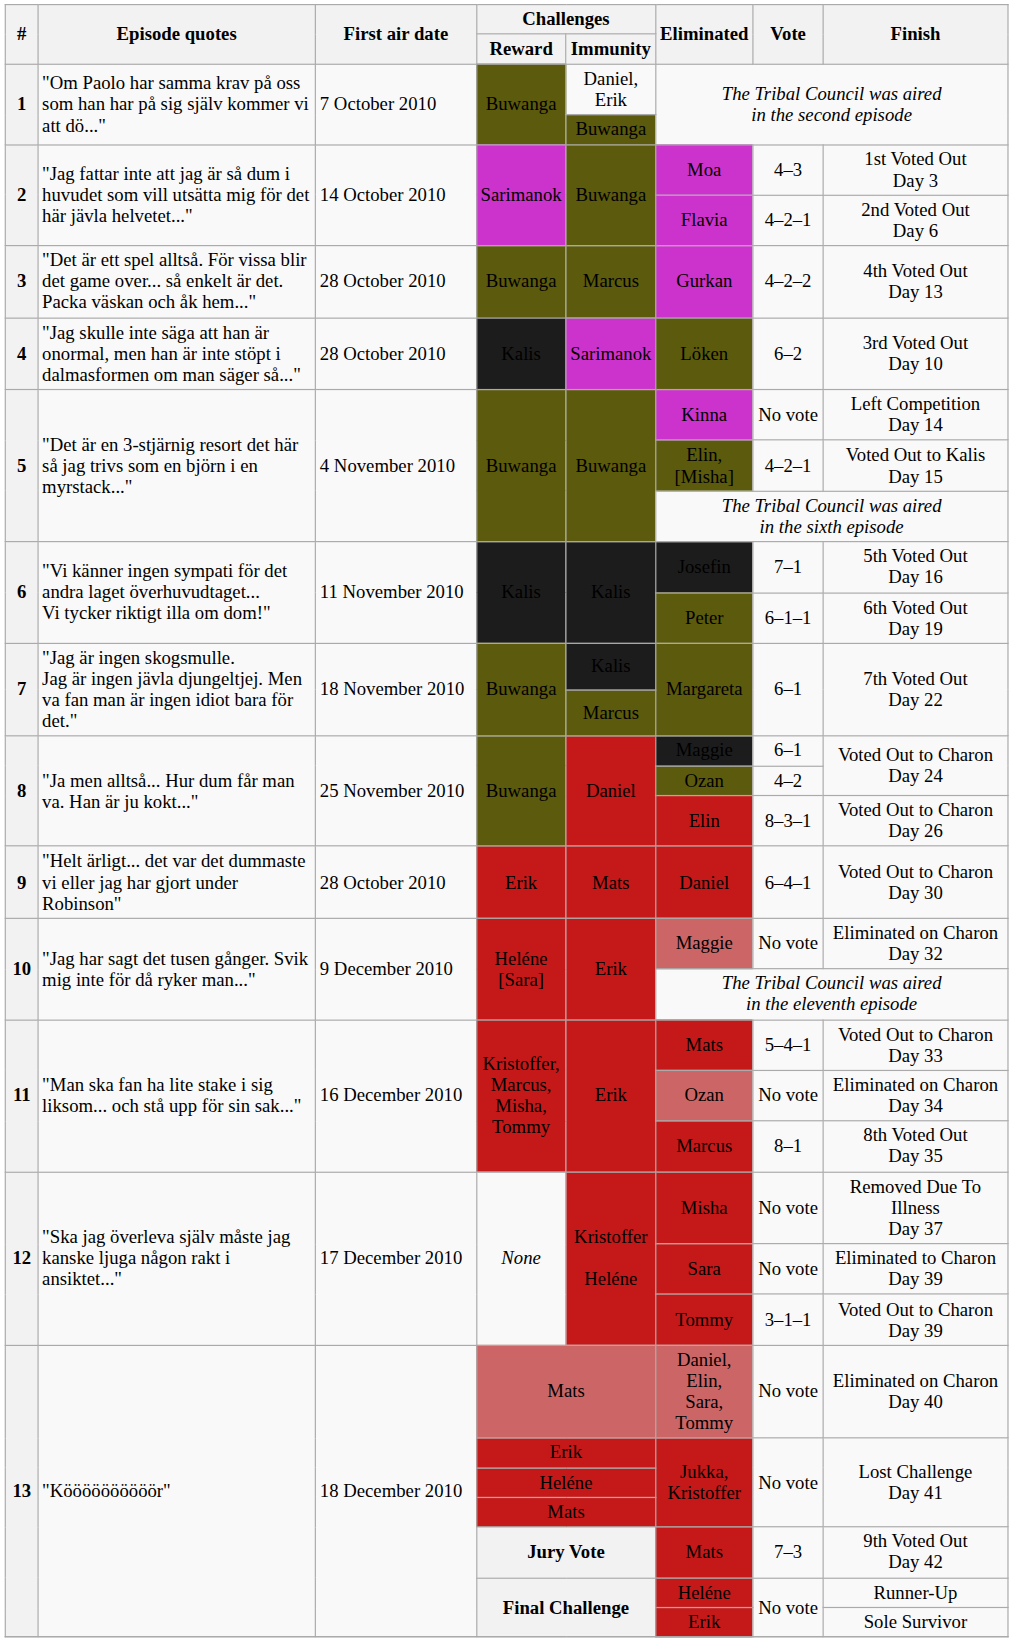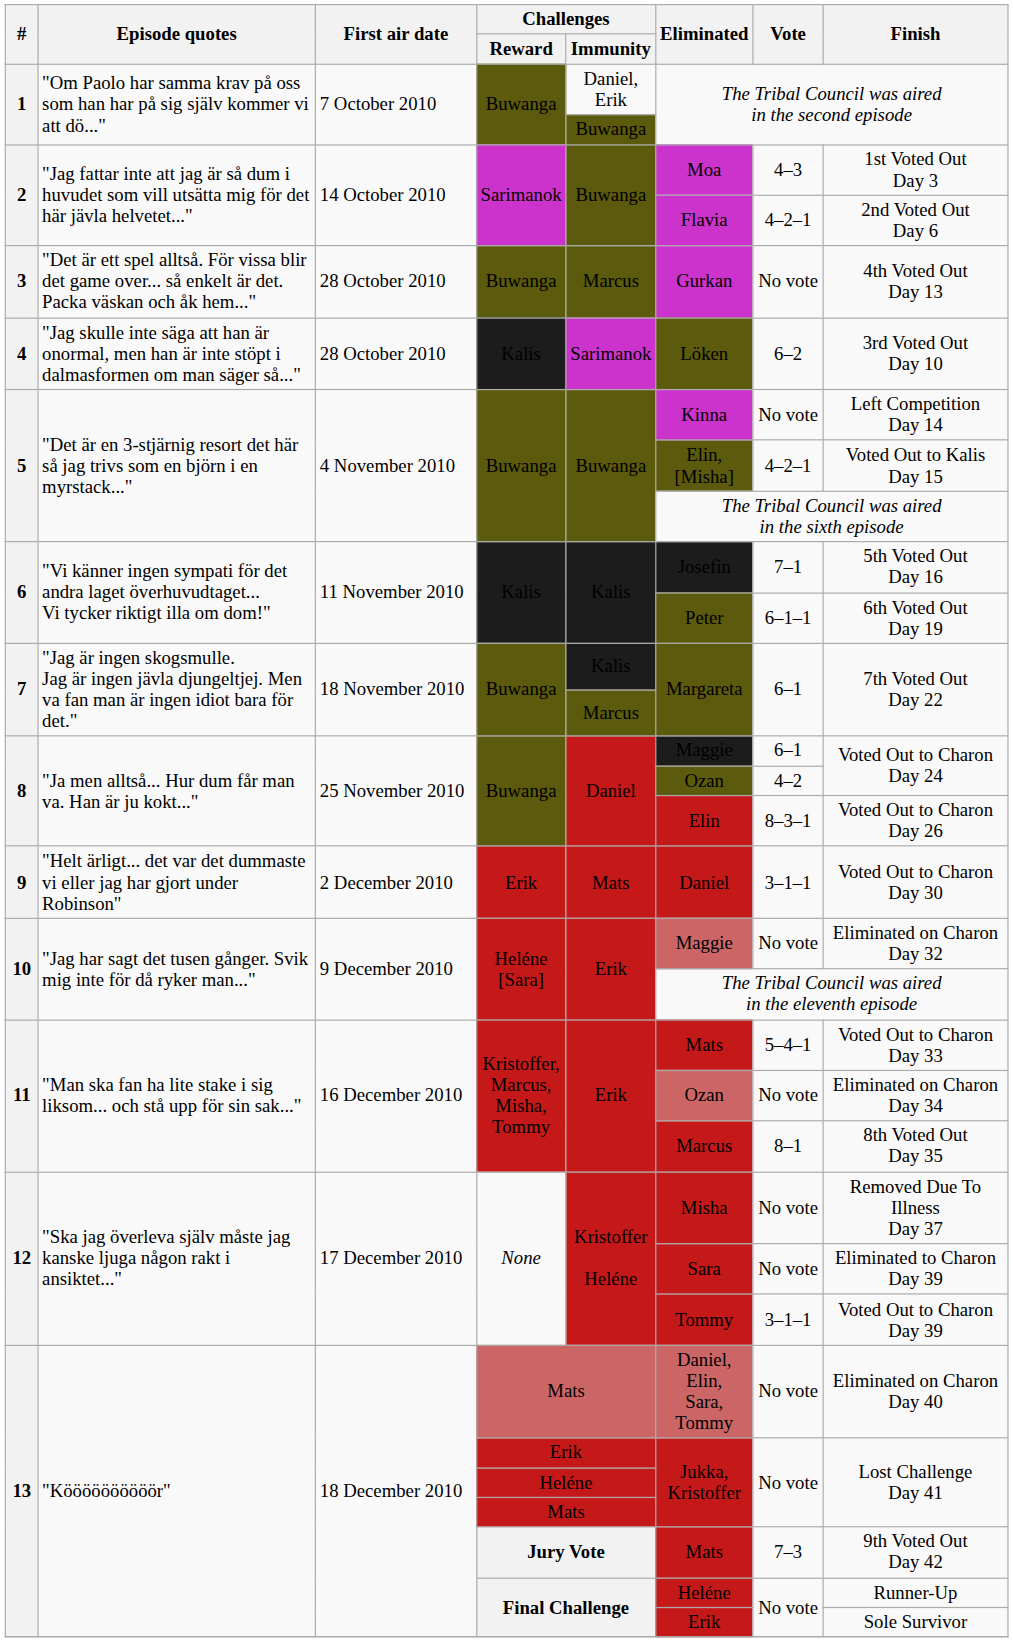(788, 281) 4–2–2 -> (788, 281) No vote
(383, 882) 28 October 2010 -> (386, 882) 2 December 2010
(788, 882) 6–4–1 -> (788, 882) 3–1–1
